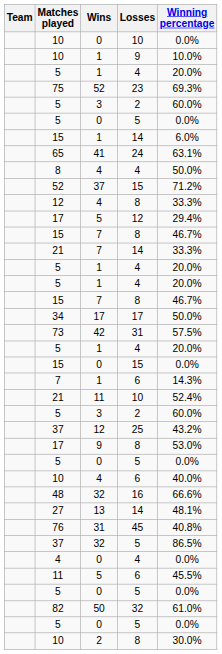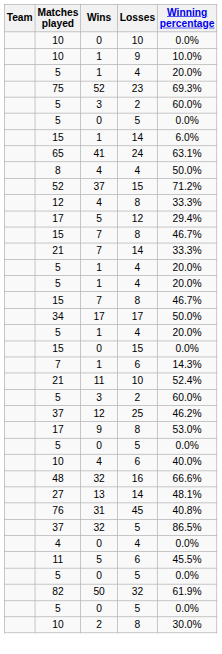- row: (58, 332)
(187, 430) 43.2% -> (187, 413) 46.2%
(187, 608) 61.0% -> (187, 592) 61.9%
